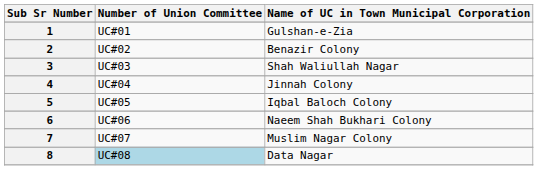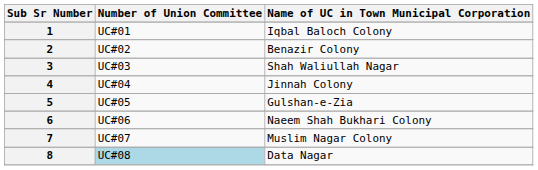(310, 31) Gulshan-e-Zia -> (330, 31) Iqbal Baloch Colony
(330, 102) Iqbal Baloch Colony -> (310, 102) Gulshan-e-Zia
